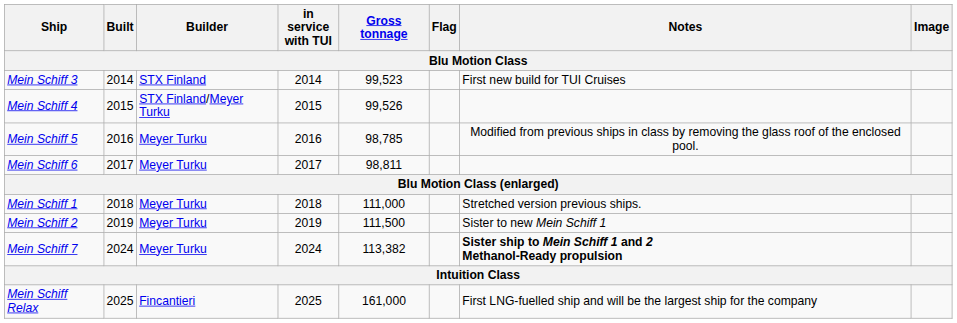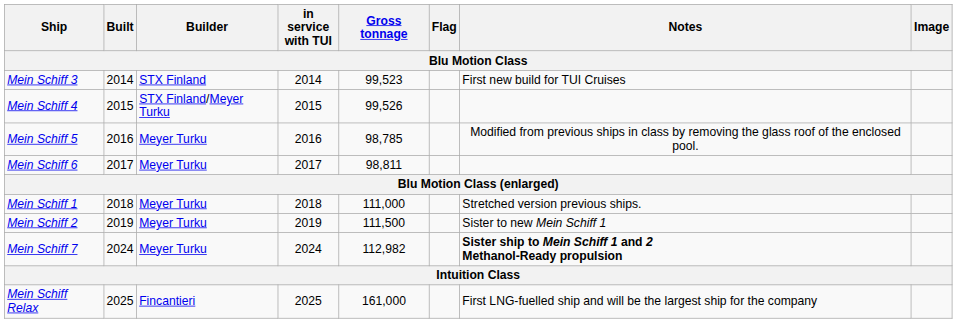(384, 249) 113,382 -> (384, 249) 112,982
